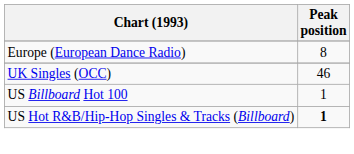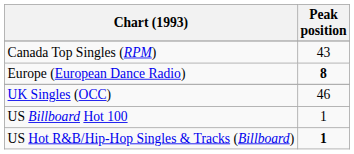+ row: (82, 52)
(324, 52) normal -> (324, 73) bold
